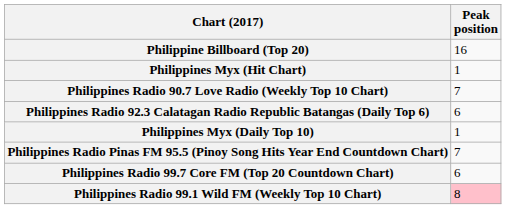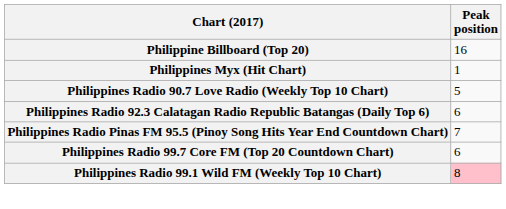(457, 91) 7 -> (457, 91) 5
- row: (228, 132)
